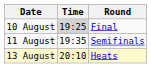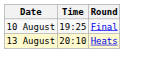(73, 26) lightgrey background -> (73, 26) no background
- row: (31, 41)
